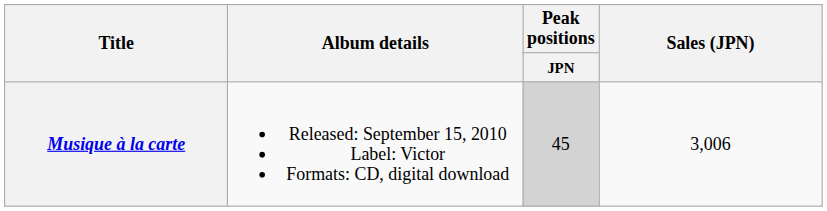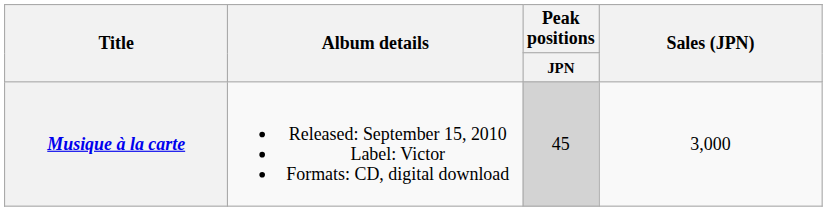(710, 143) 3,006 -> (710, 143) 3,000
